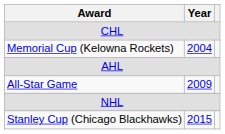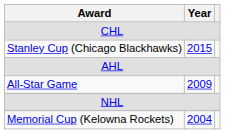rows swapped: (90, 48) <-> (94, 119)
